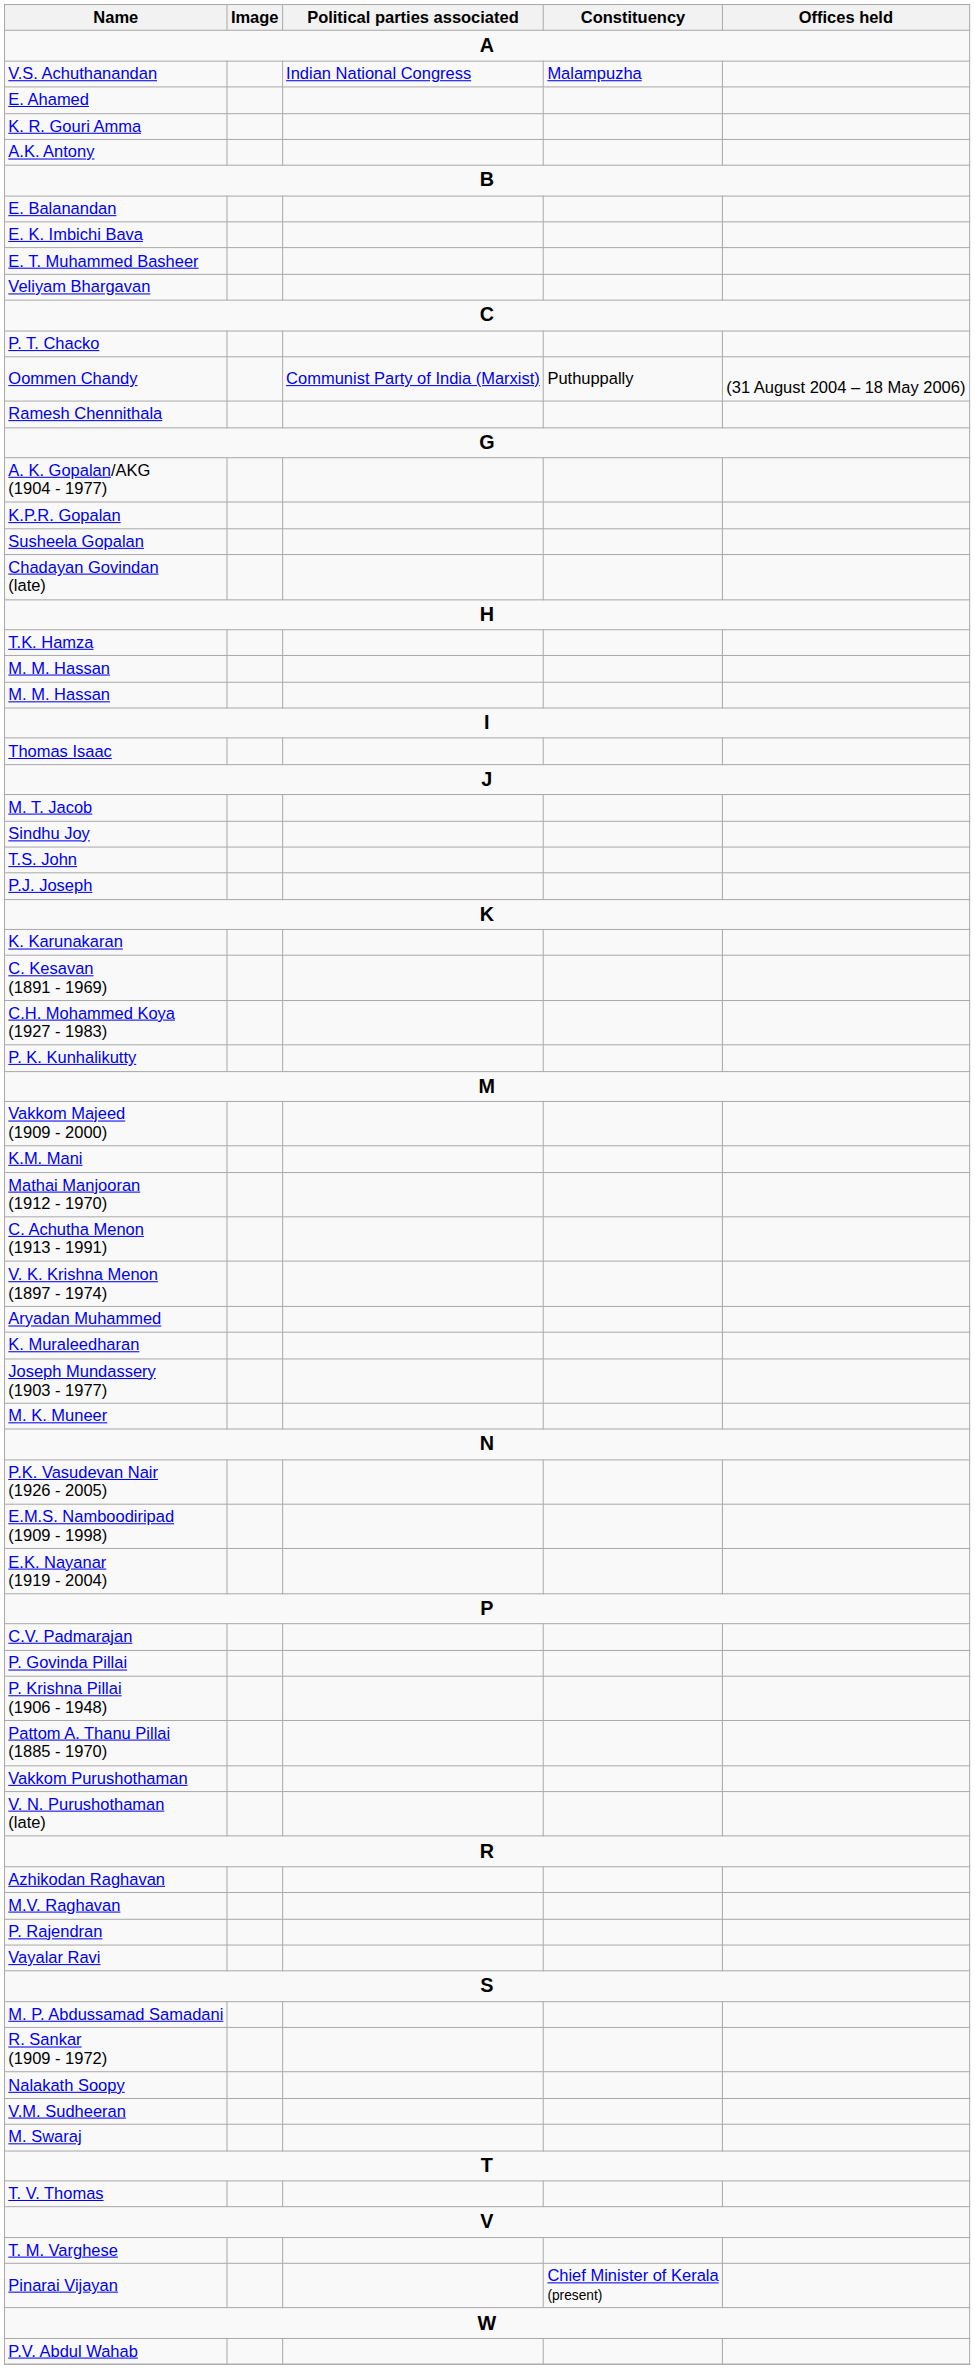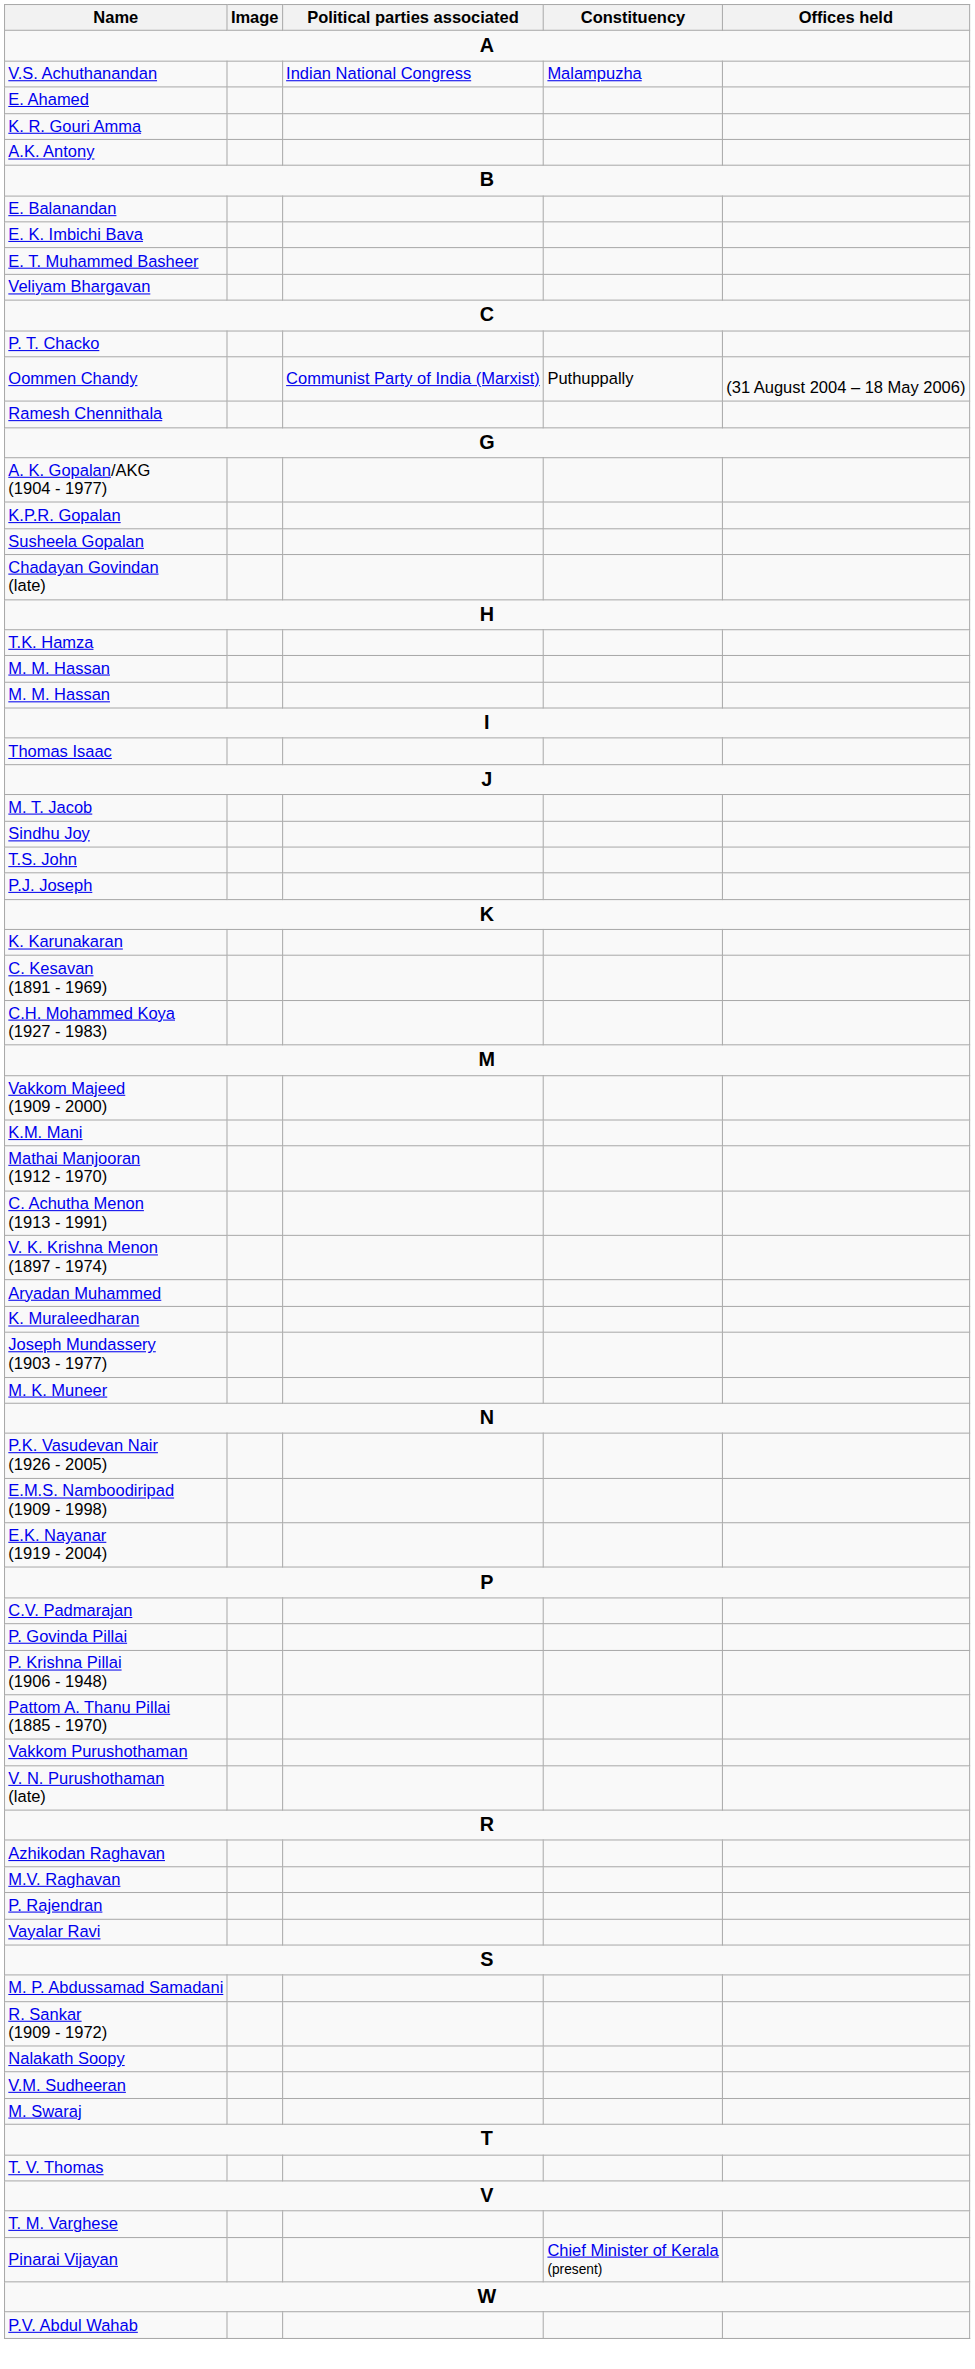- row: (72, 1057)
